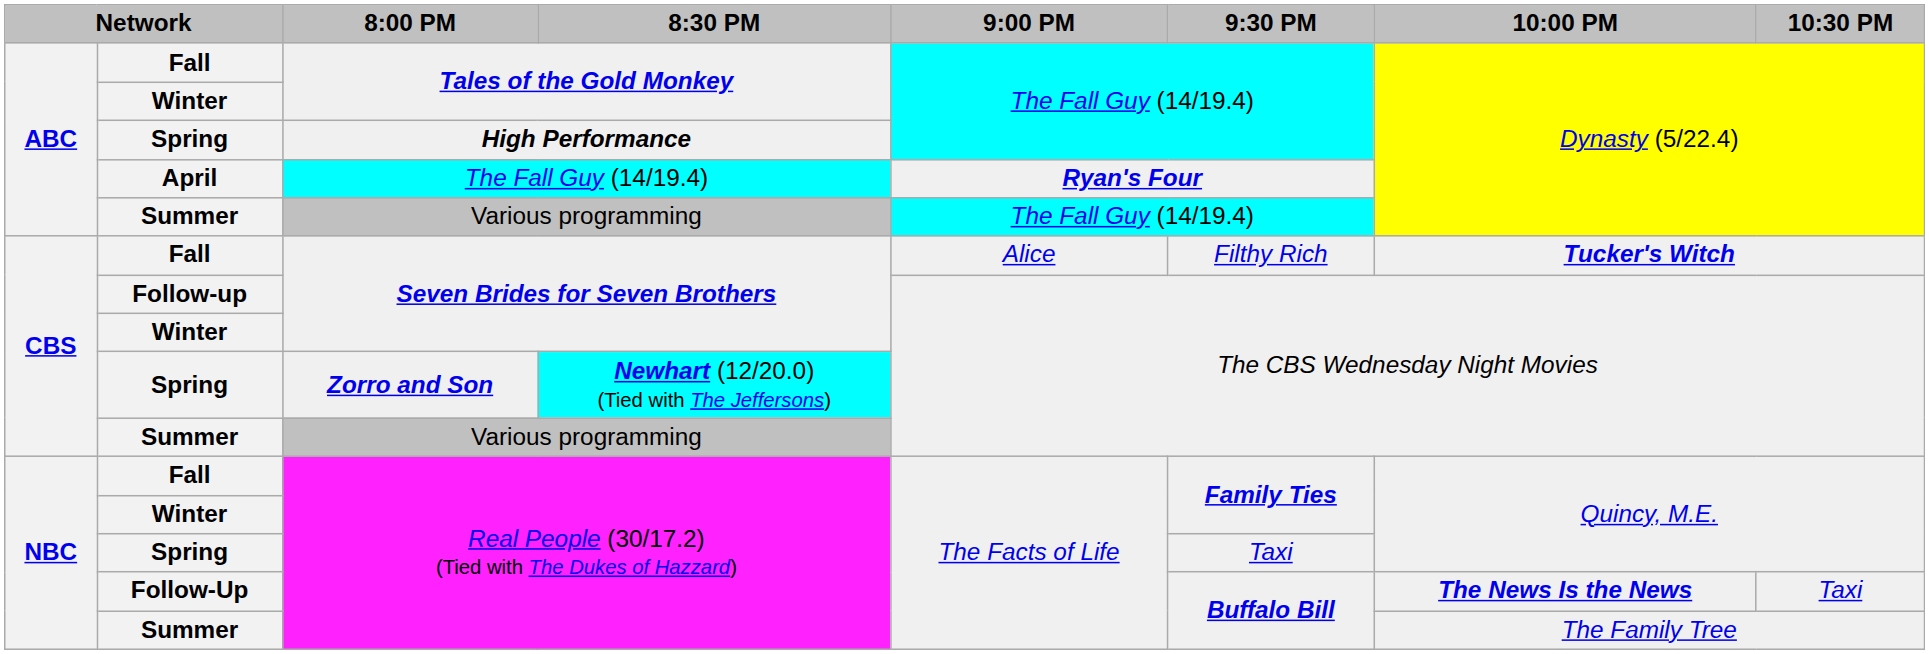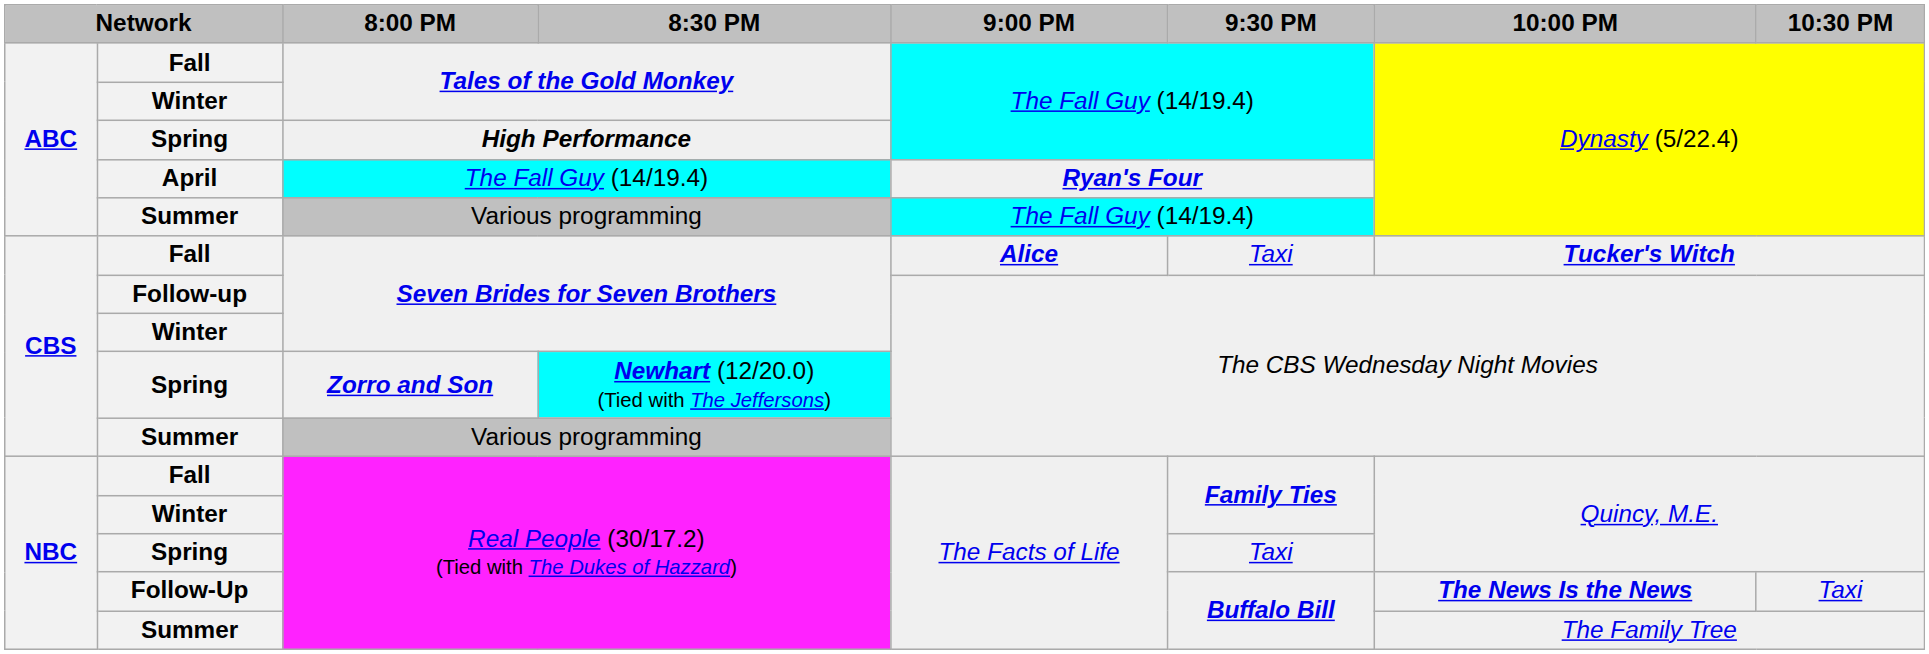(1029, 255) normal -> (1029, 255) bold
(1271, 255) Filthy Rich -> (1271, 255) Taxi
